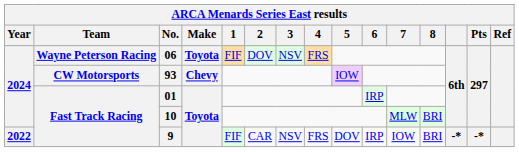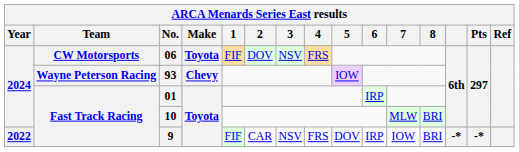(96, 55) Wayne Peterson Racing -> (96, 55) CW Motorsports
(96, 75) CW Motorsports -> (96, 75) Wayne Peterson Racing
